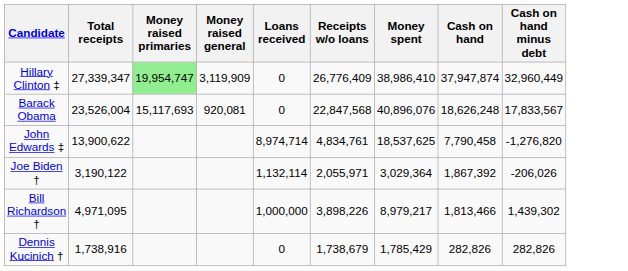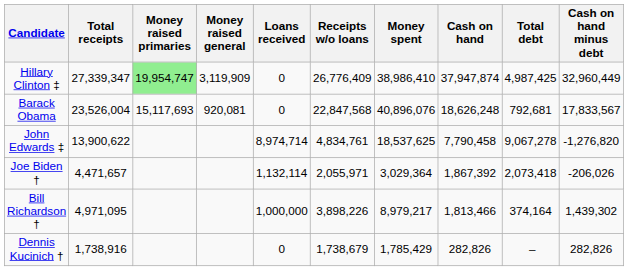+ column: (531, 33)
(101, 173) 3,190,122 -> (101, 173) 4,471,657
